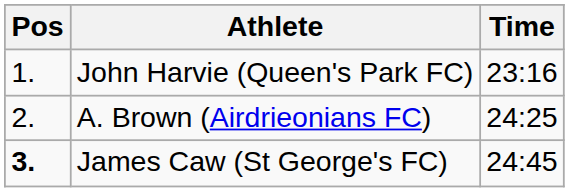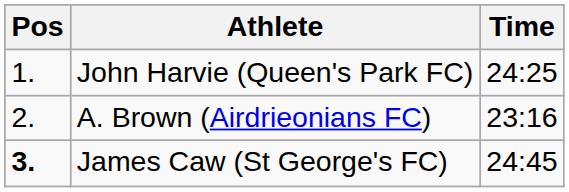(522, 72) 23:16 -> (522, 72) 24:25
(522, 117) 24:25 -> (522, 117) 23:16
